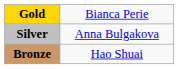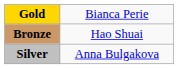rows swapped: (32, 34) <-> (32, 53)
